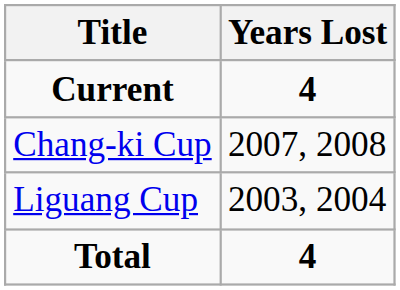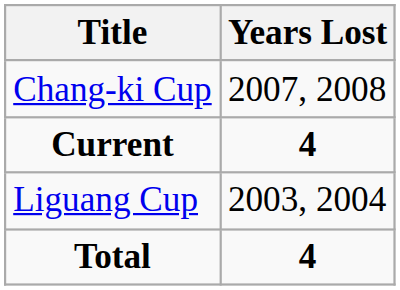rows swapped: (112, 88) <-> (112, 144)
